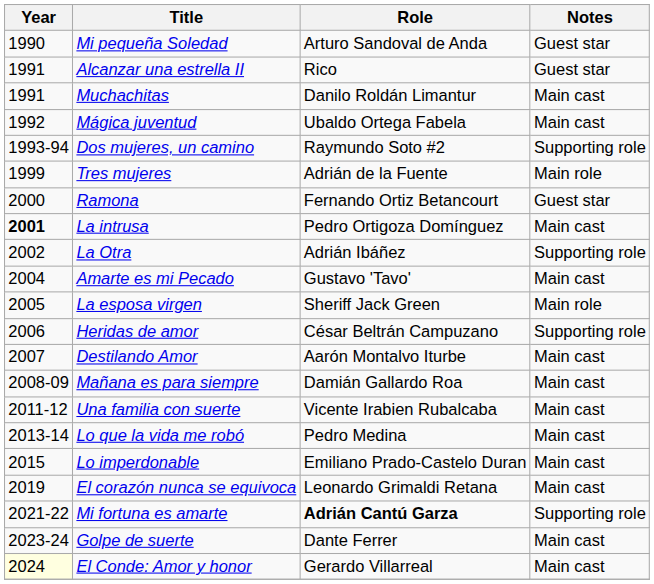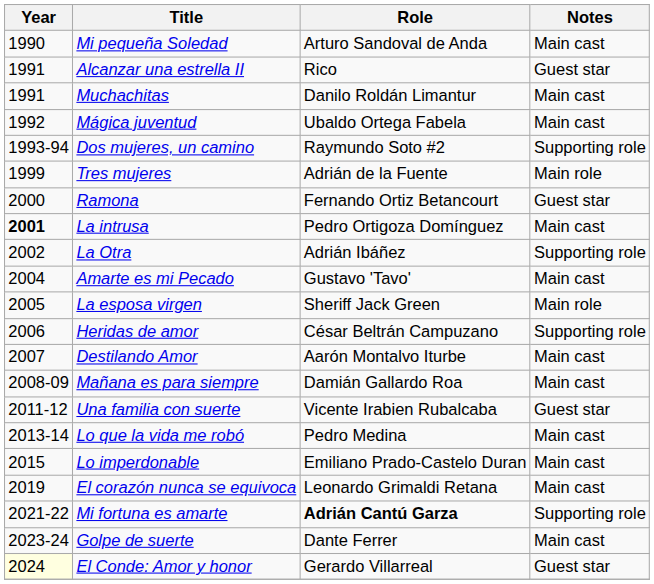(572, 43) Guest star -> (569, 43) Main cast
(569, 409) Main cast -> (572, 409) Guest star
(569, 566) Main cast -> (572, 566) Guest star
